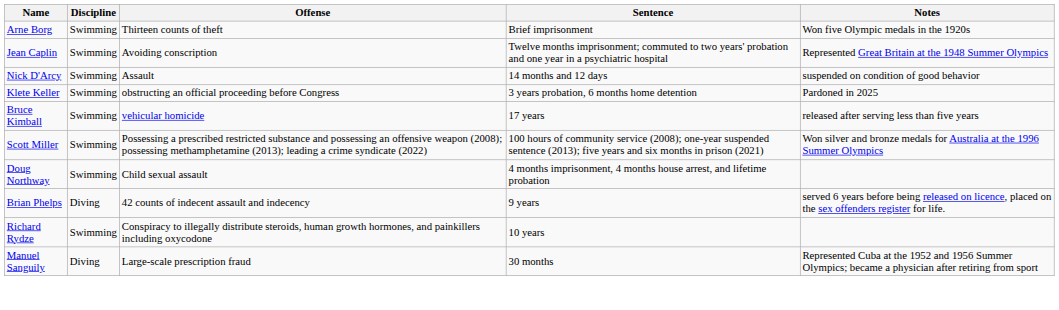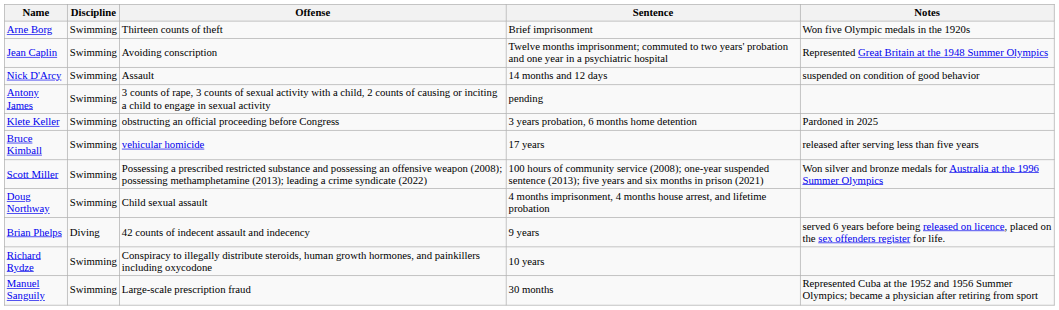+ row: (23, 99)
(85, 261) Diving -> (93, 290) Swimming
